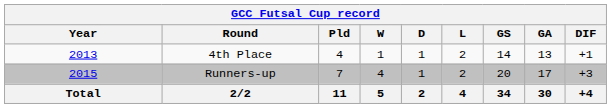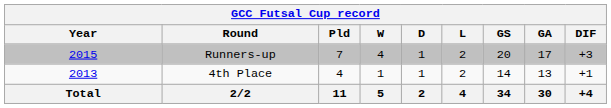rows swapped: (240, 54) <-> (240, 74)
